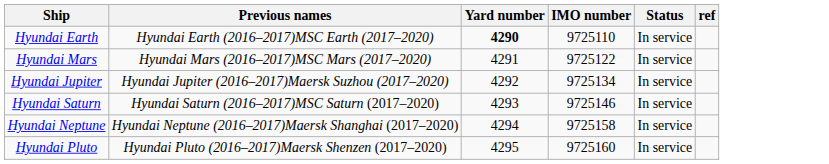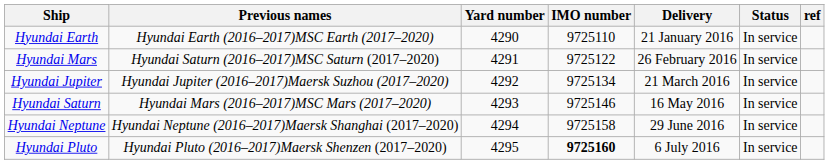+ column: (687, 15)
(505, 37) bold -> (505, 37) normal
(285, 59) Hyundai Mars (2016–2017)MSC Mars (2017–2020) -> (285, 59) Hyundai Saturn (2016–2017)MSC Saturn (2017–2020)
(285, 103) Hyundai Saturn (2016–2017)MSC Saturn (2017–2020) -> (285, 103) Hyundai Mars (2016–2017)MSC Mars (2017–2020)
(591, 147) normal -> (591, 147) bold
